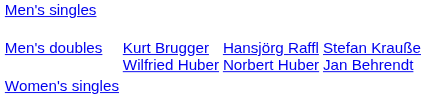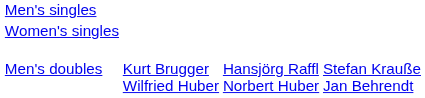rows swapped: (62, 86) <-> (54, 48)
